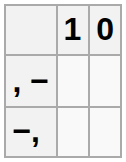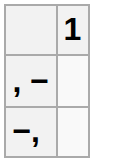- column: (105, 29)
